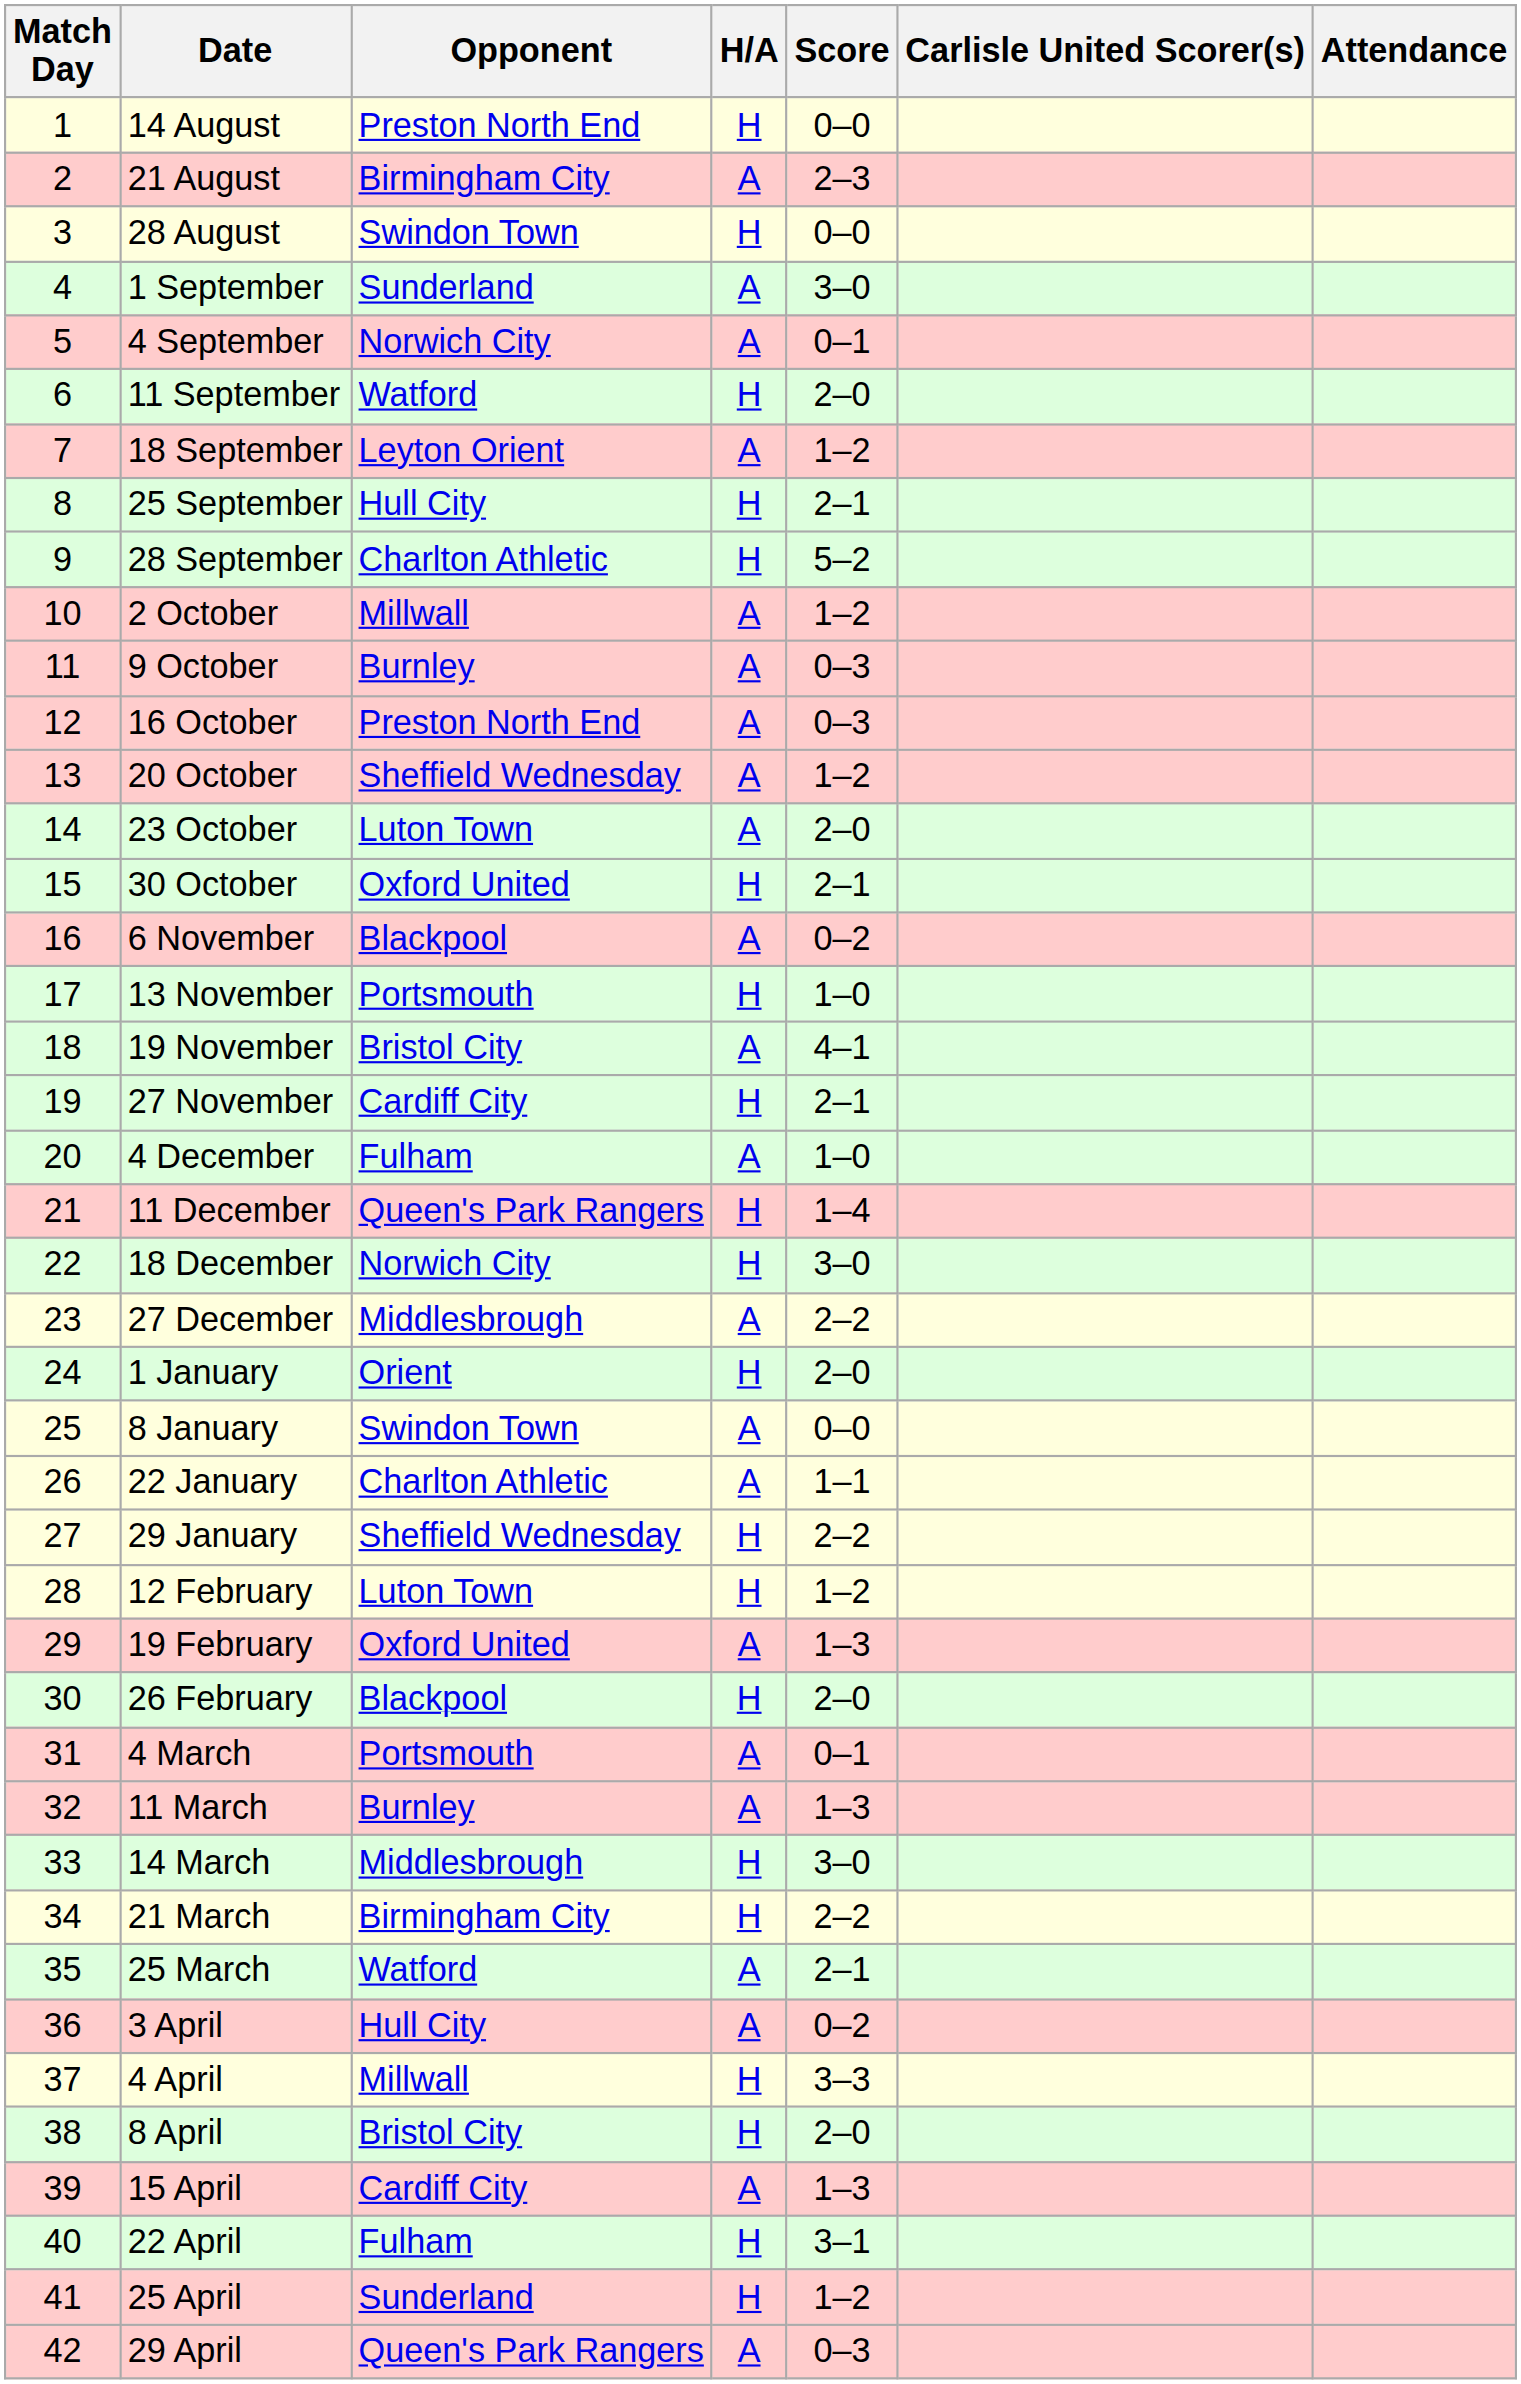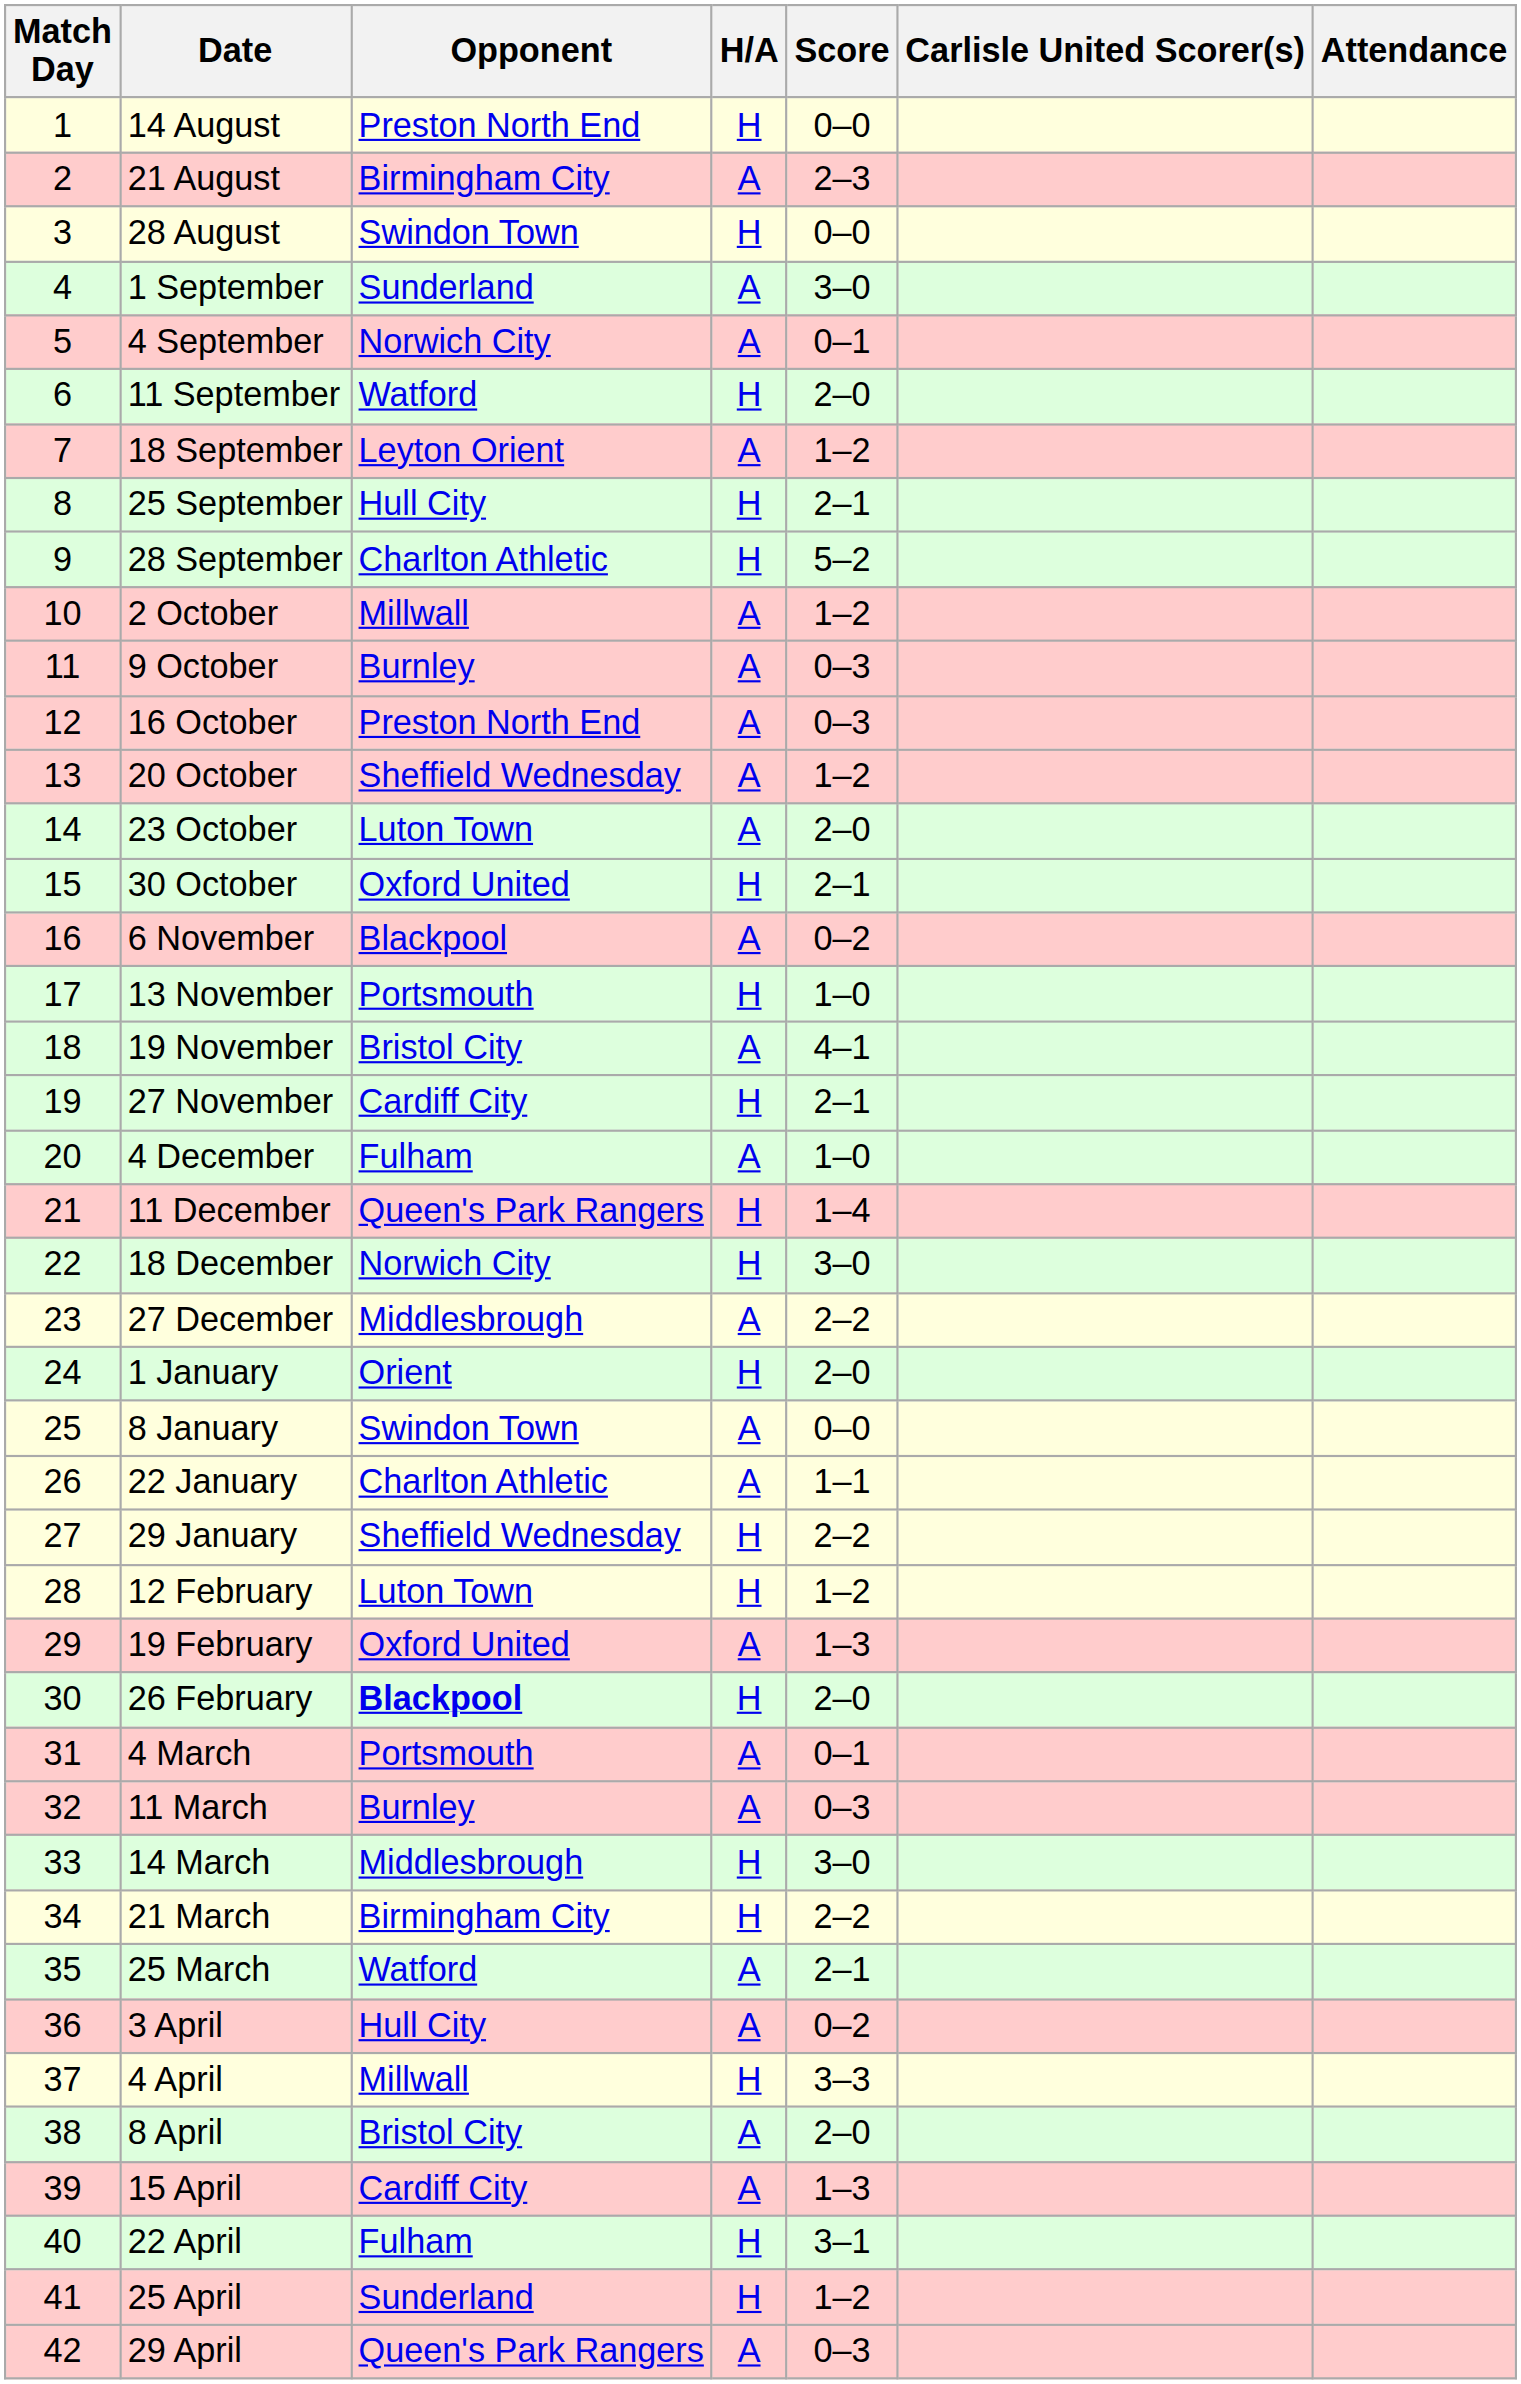(433, 1699) normal -> (440, 1699) bold
(842, 1807) 1–3 -> (842, 1807) 0–3
(749, 2133) H -> (749, 2133) A
